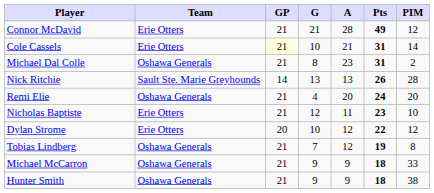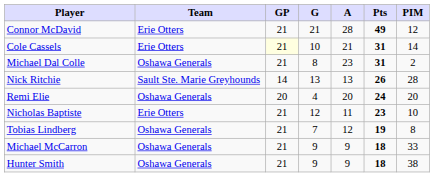(282, 96) 21 -> (282, 96) 20
- row: (36, 130)
